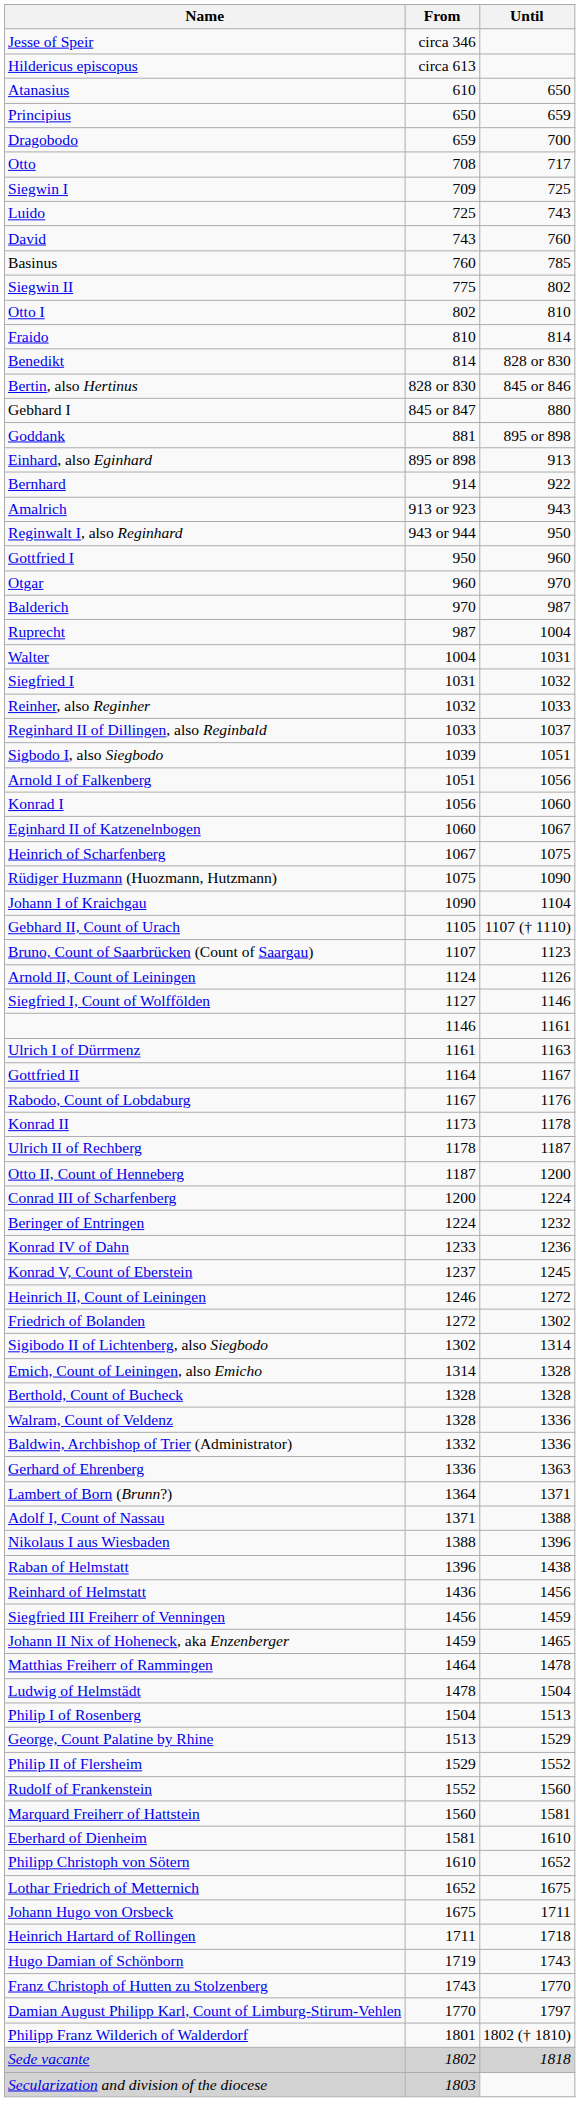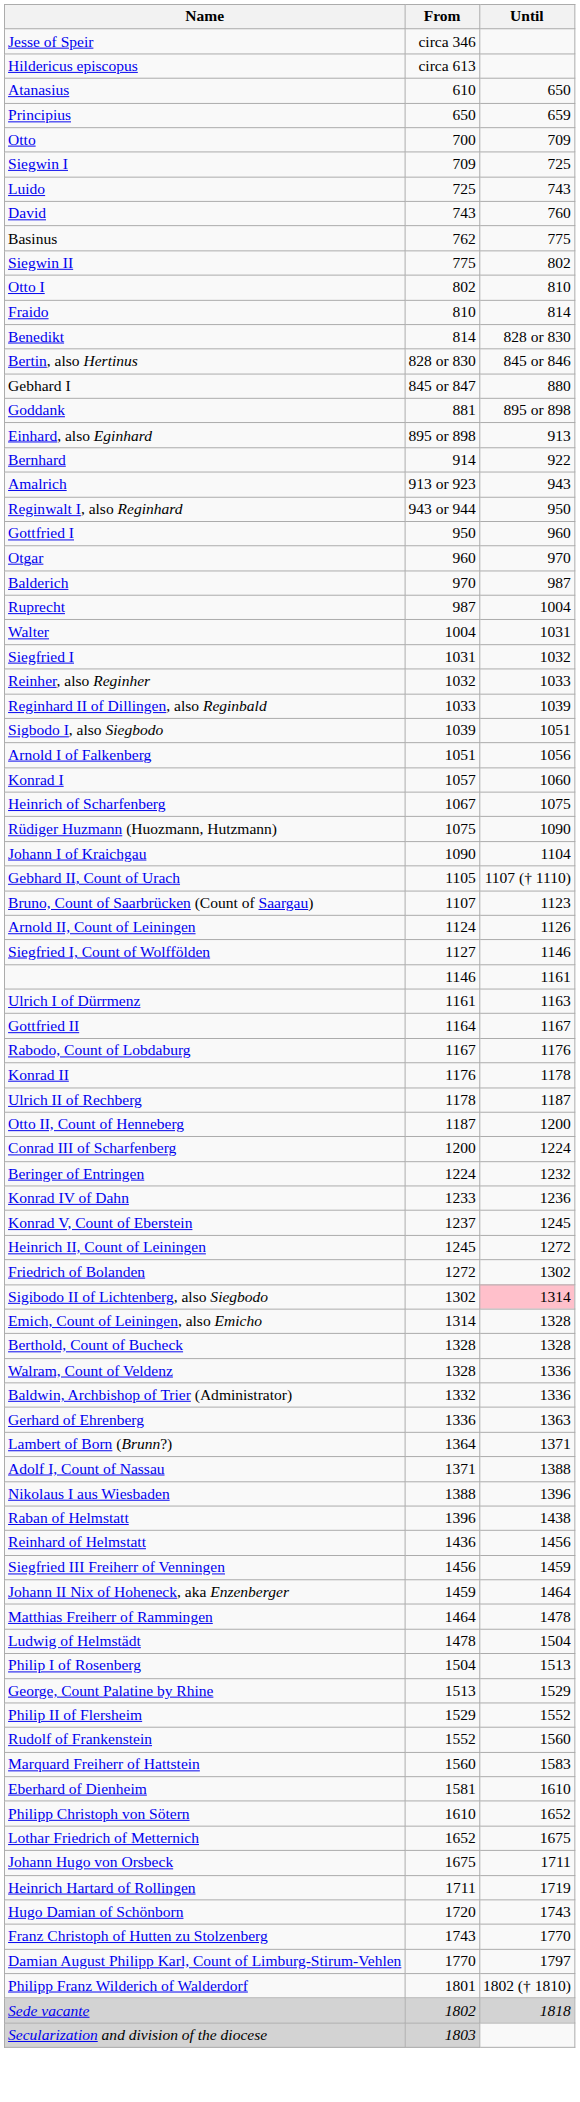- row: (43, 139)
(464, 164) 708 -> (464, 139) 700
(559, 164) 717 -> (559, 139) 709
(464, 262) 760 -> (464, 238) 762
(559, 262) 785 -> (559, 238) 775
(555, 730) 1037 -> (555, 705) 1039
(460, 804) 1056 -> (460, 779) 1057
- row: (104, 829)
(461, 1124) 1173 -> (461, 1075) 1176
(460, 1296) 1246 -> (460, 1247) 1245
(555, 1345) no background -> (555, 1296) pink background
(555, 1641) 1465 -> (555, 1592) 1464
(555, 1813) 1581 -> (555, 1764) 1583
(555, 1936) 1718 -> (555, 1887) 1719
(460, 1961) 1719 -> (460, 1912) 1720
